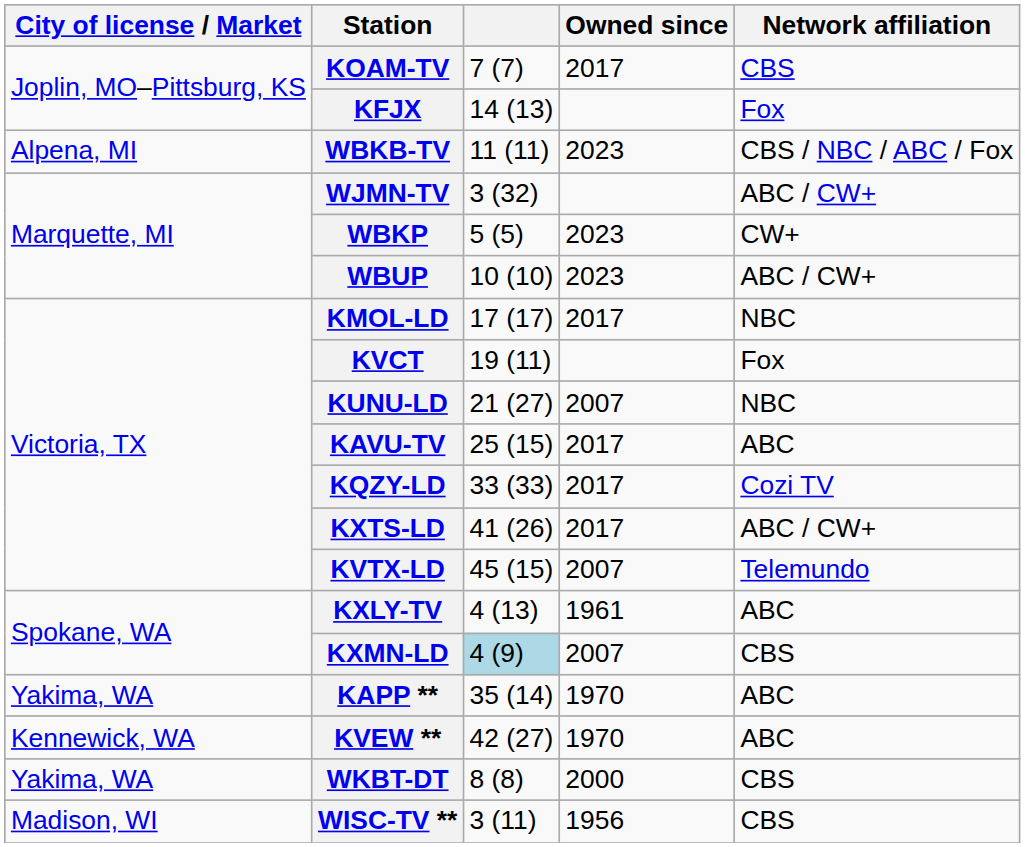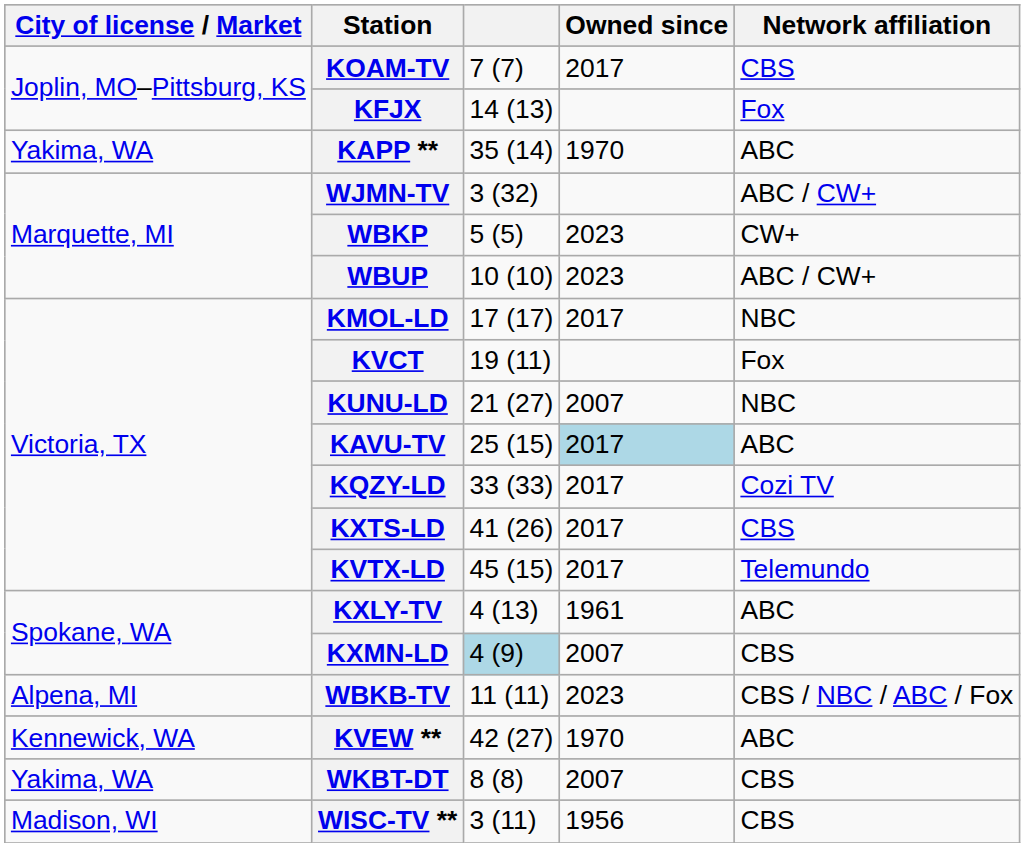rows swapped: (388, 151) <-> (388, 695)
(595, 444) no background -> (595, 444) lightblue background
(808, 527) ABC / CW+ -> (768, 527) CBS
(595, 569) 2007 -> (595, 569) 2017
(595, 779) 2000 -> (595, 779) 2007
